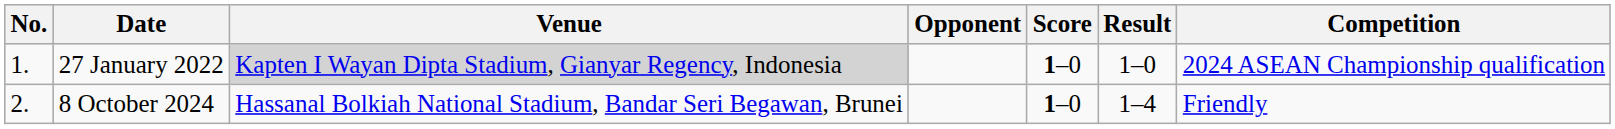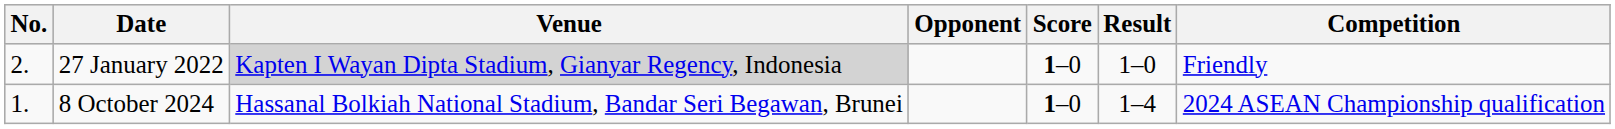(20, 63) 1. -> (20, 63) 2.
(1394, 63) 2024 ASEAN Championship qualification -> (1225, 63) Friendly
(20, 103) 2. -> (20, 103) 1.
(1225, 103) Friendly -> (1394, 103) 2024 ASEAN Championship qualification
